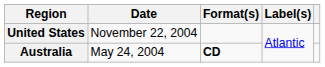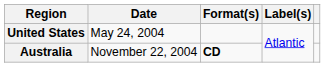(144, 33) November 22, 2004 -> (127, 33) May 24, 2004
(127, 52) May 24, 2004 -> (144, 52) November 22, 2004
